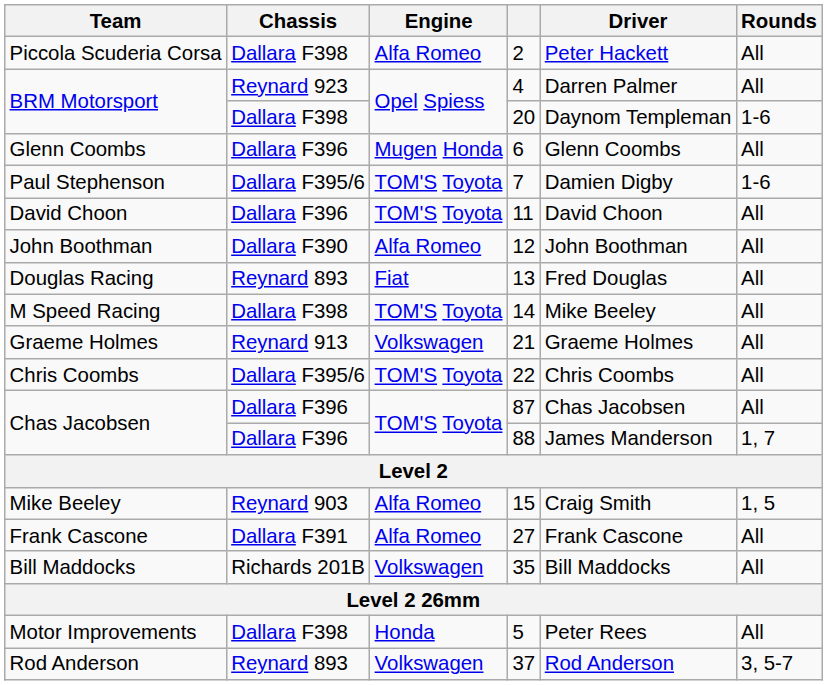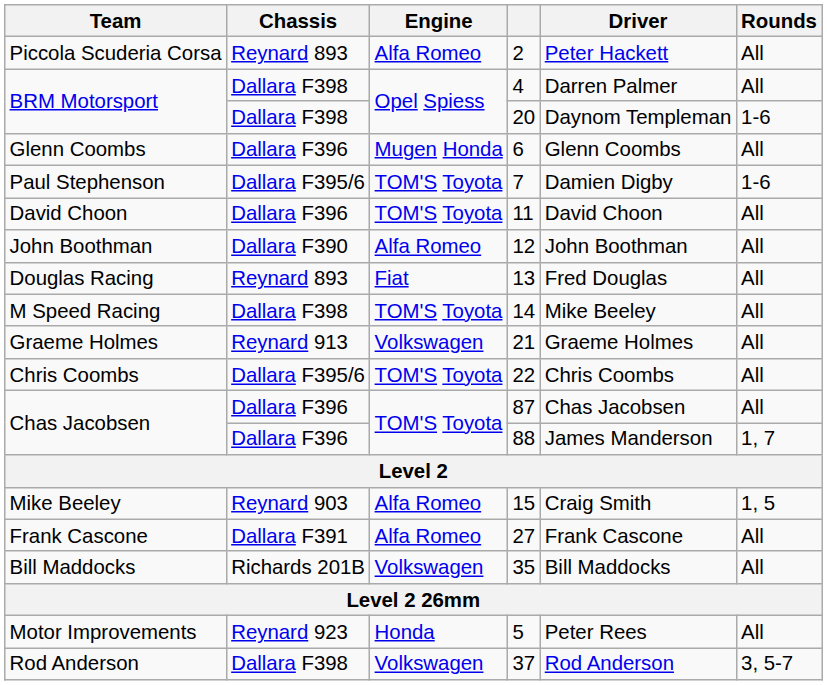(290, 53) Dallara F398 -> (290, 53) Reynard 893
(290, 85) Reynard 923 -> (290, 85) Dallara F398
(290, 631) Dallara F398 -> (290, 631) Reynard 923
(290, 664) Reynard 893 -> (290, 664) Dallara F398
